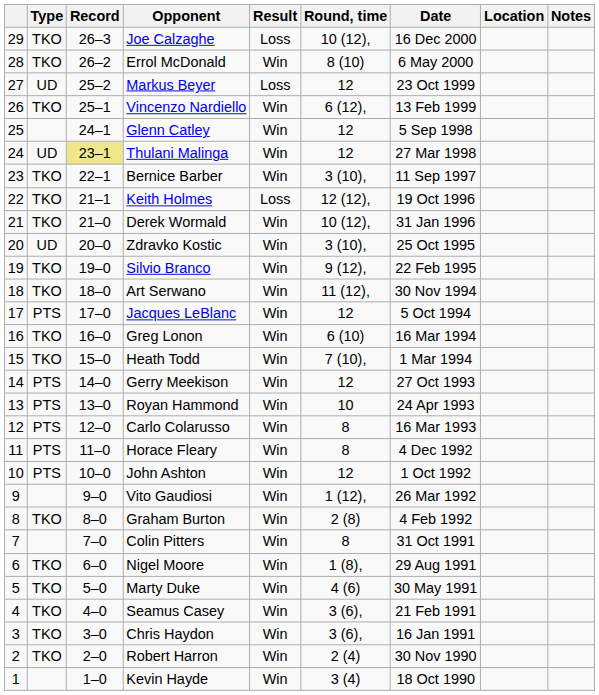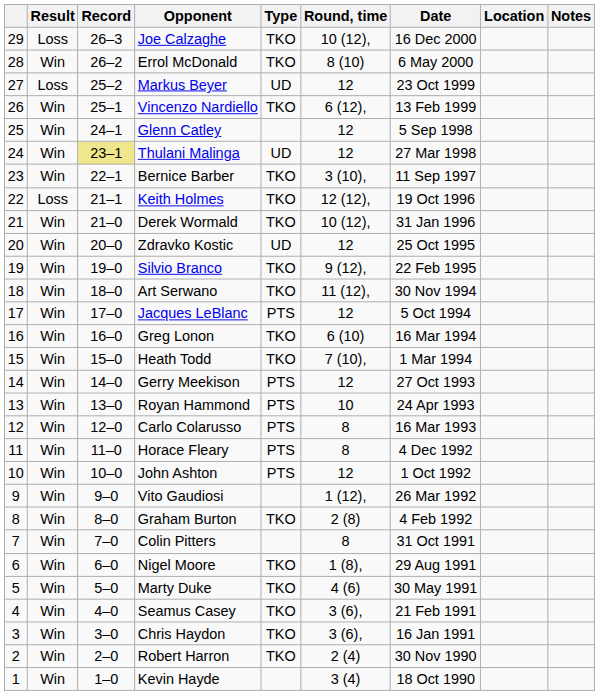columns swapped: (275, 16) <-> (47, 16)
(346, 245) 3 (10), -> (346, 245) 12
